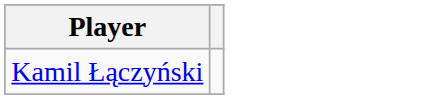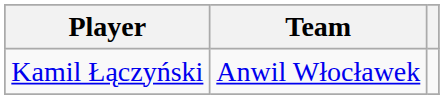+ column: (318, 26)
